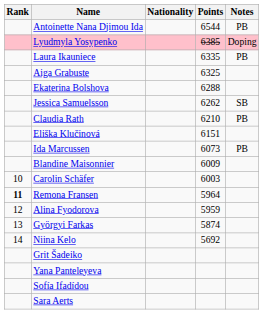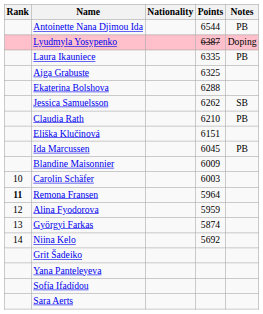(210, 42) 6385 -> (210, 42) 6387
(210, 149) 6073 -> (210, 149) 6045
